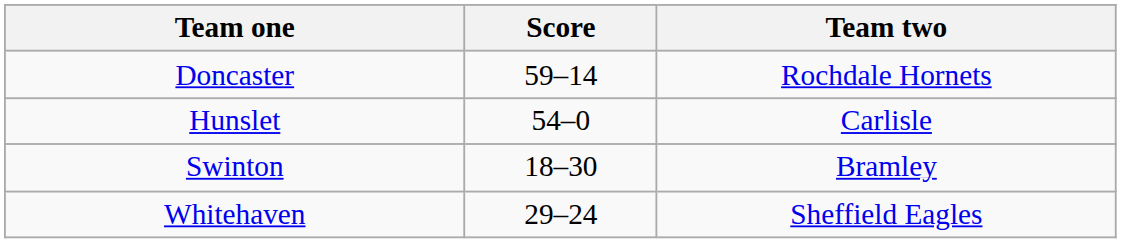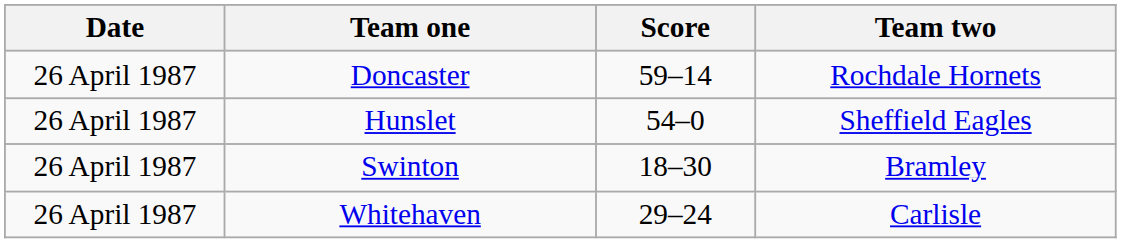+ column: (115, 27)
(886, 120) Carlisle -> (936, 120) Sheffield Eagles
(886, 213) Sheffield Eagles -> (936, 213) Carlisle
